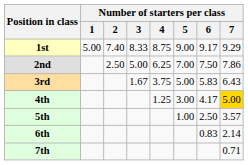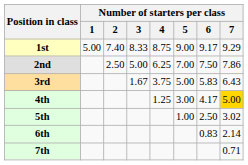(232, 116) 3.57 -> (232, 116) 3.02
